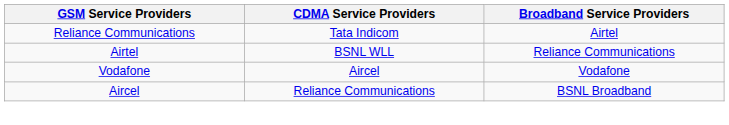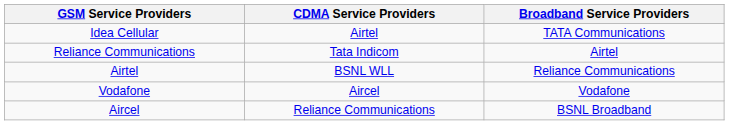+ row: (124, 33)
